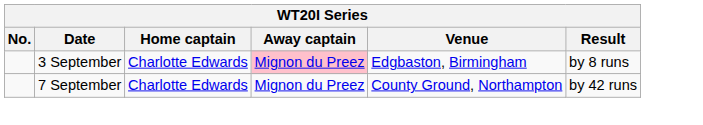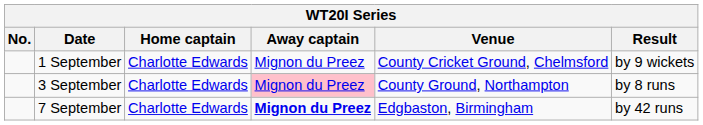+ row: (80, 62)
(449, 62) Edgbaston, Birmingham -> (473, 85) County Ground, Northampton
(310, 85) normal -> (313, 108) bold
(467, 85) County Ground, Northampton -> (455, 108) Edgbaston, Birmingham
